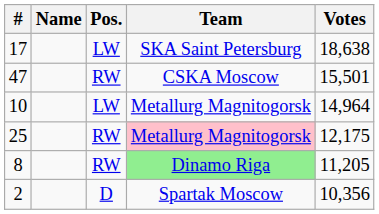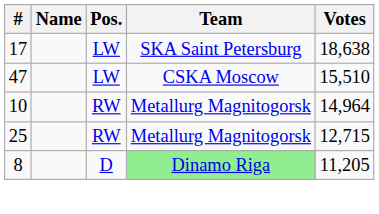(106, 77) RW -> (106, 77) LW
(345, 77) 15,501 -> (345, 77) 15,510
(106, 106) LW -> (106, 106) RW
(221, 135) pink background -> (221, 135) no background
(345, 135) 12,175 -> (345, 135) 12,715
(106, 164) RW -> (106, 164) D
- row: (18, 194)
